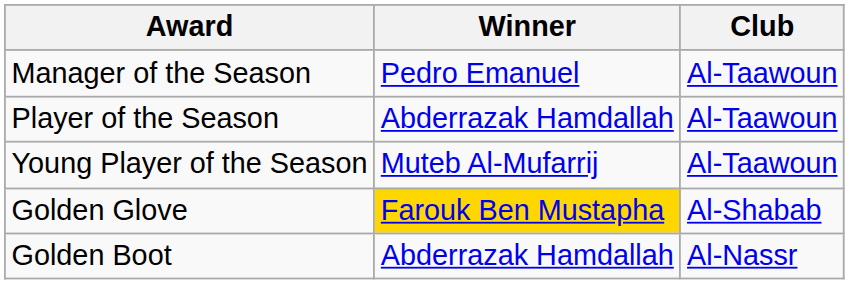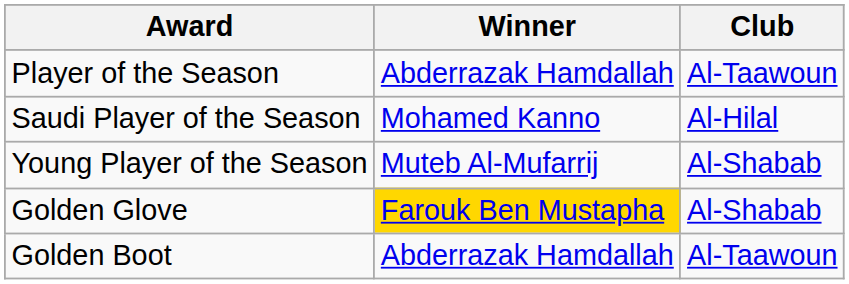- row: (161, 73)
+ row: (186, 118)
(762, 164) Al-Taawoun -> (754, 164) Al-Shabab
(742, 255) Al-Nassr -> (762, 255) Al-Taawoun
